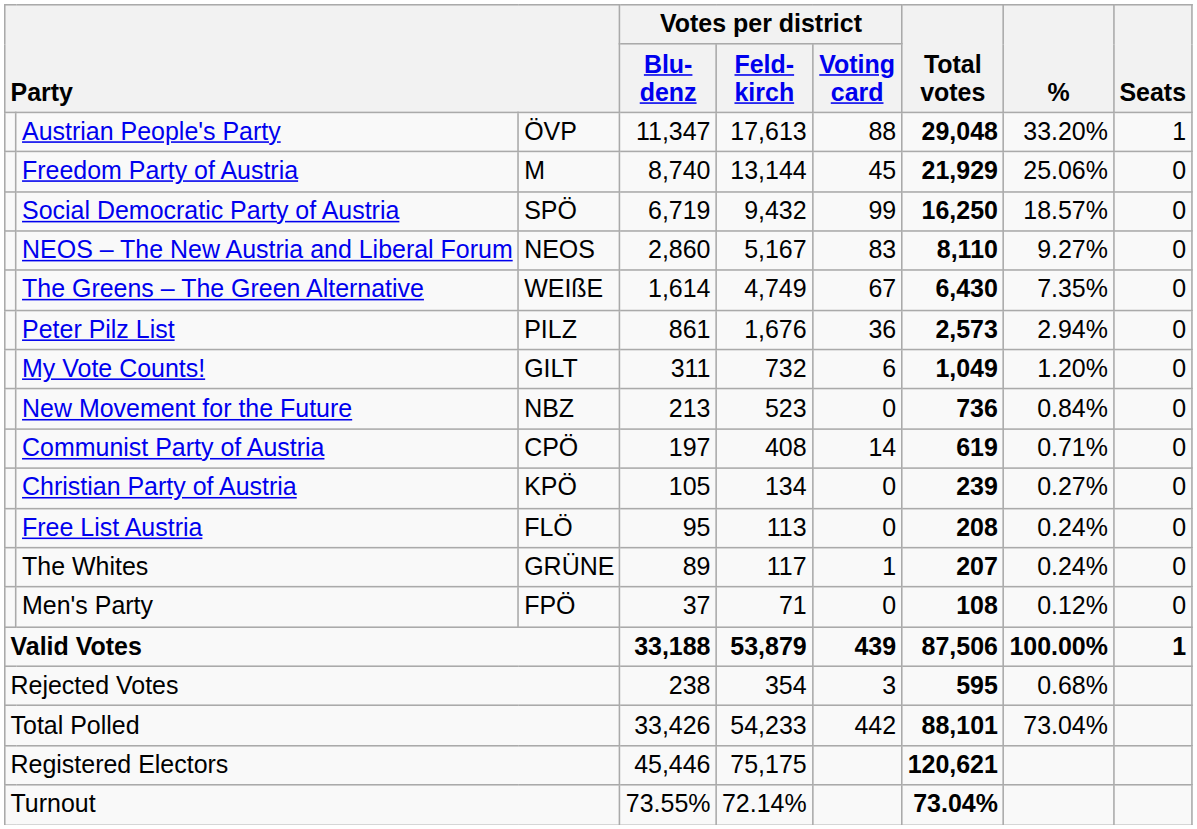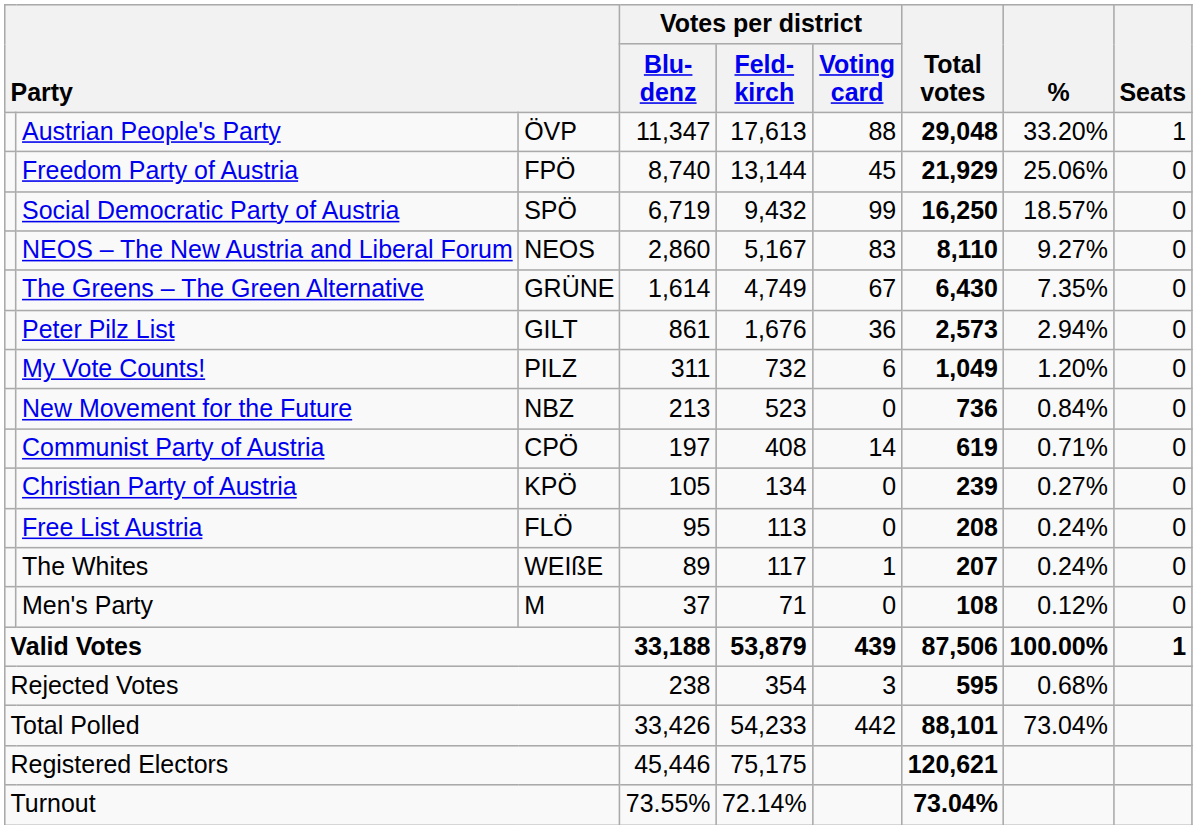(535, 171) M -> (550, 171) FPÖ
(564, 289) WEIßE -> (569, 289) GRÜNE
(551, 329) PILZ -> (551, 329) GILT
(551, 369) GILT -> (551, 369) PILZ
(569, 566) GRÜNE -> (564, 566) WEIßE
(550, 606) FPÖ -> (535, 606) M
